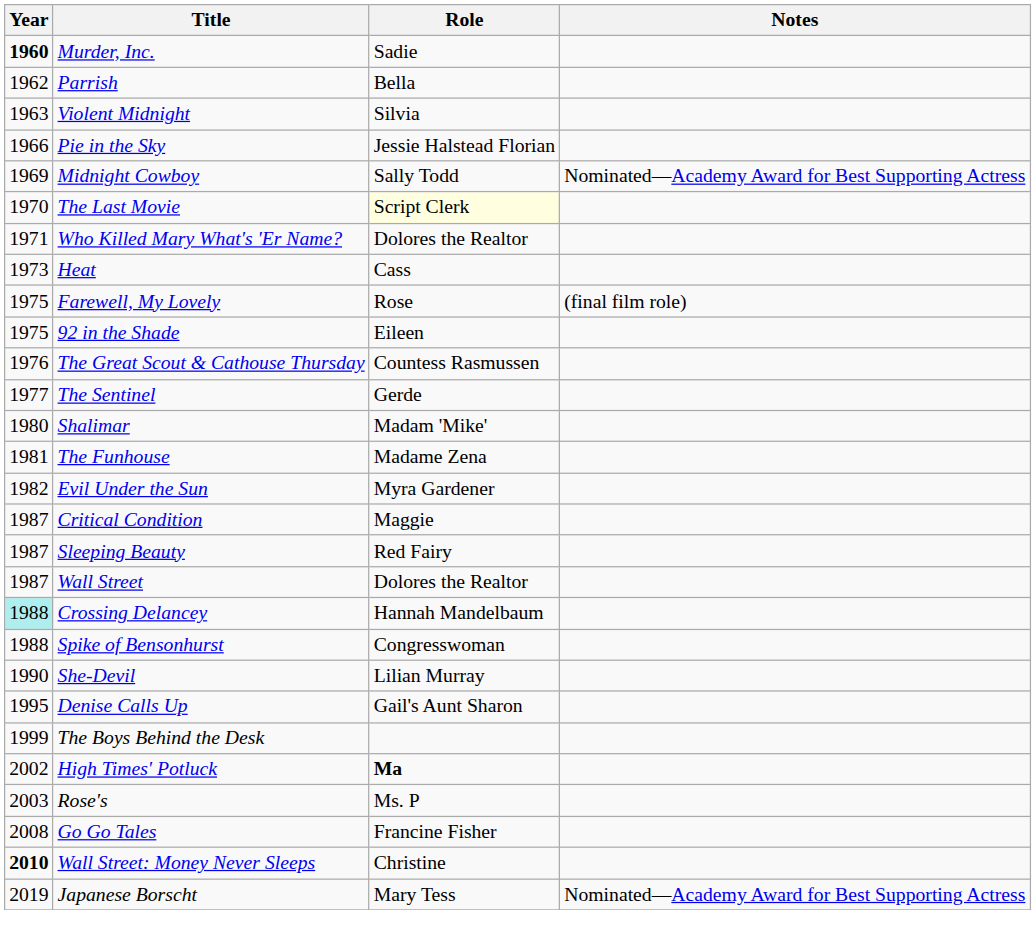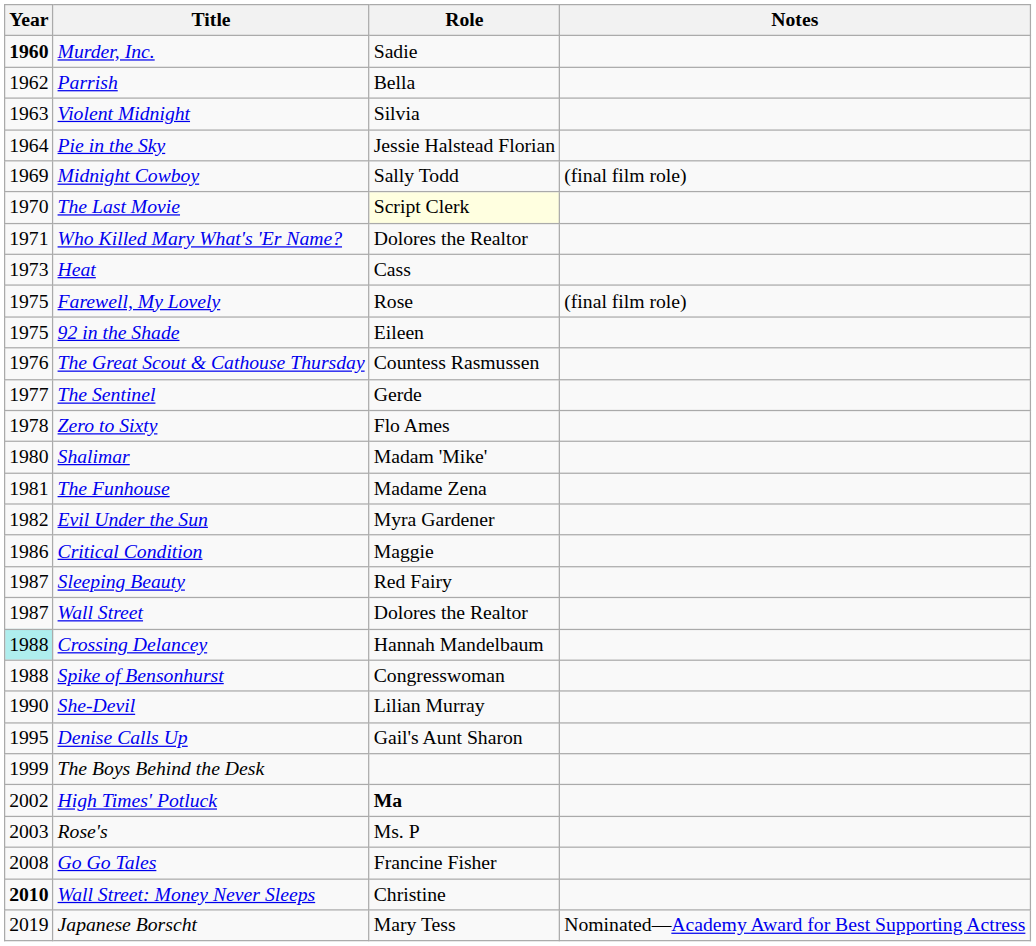(29, 144) 1966 -> (29, 144) 1964
(795, 176) Nominated—Academy Award for Best Supporting Actress -> (625, 176) (final film role)
+ row: (108, 425)
(29, 519) 1987 -> (29, 550) 1986
